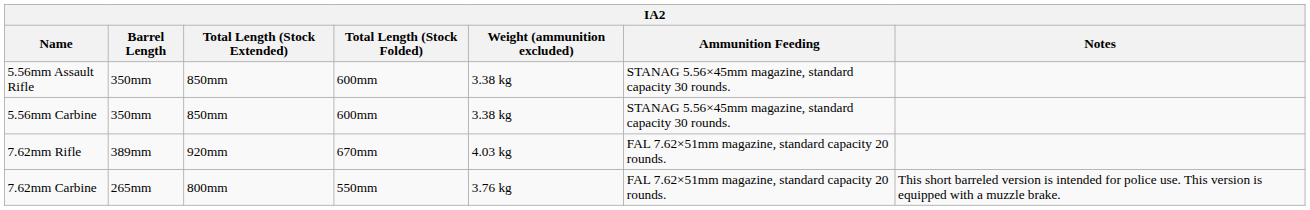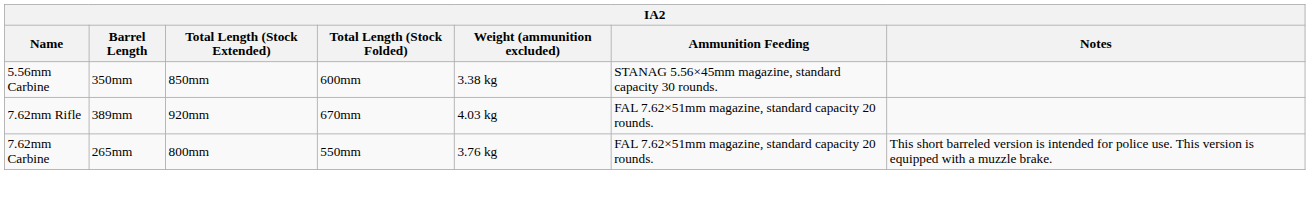- row: (51, 79)
